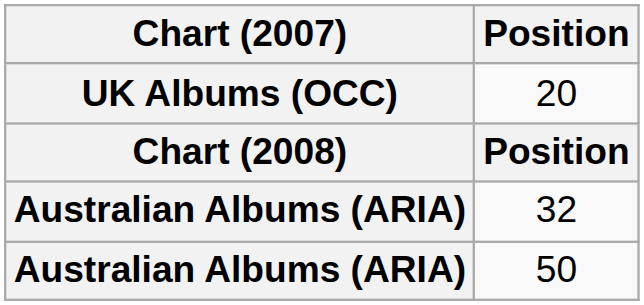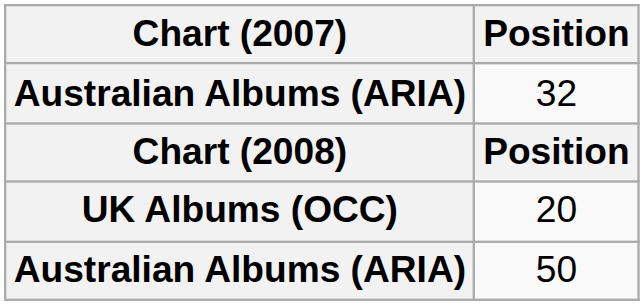rows swapped: (556, 92) <-> (556, 210)
